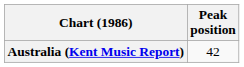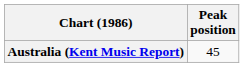(213, 51) 42 -> (213, 51) 45
